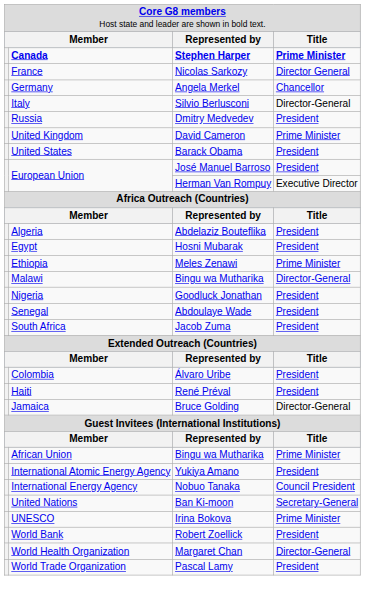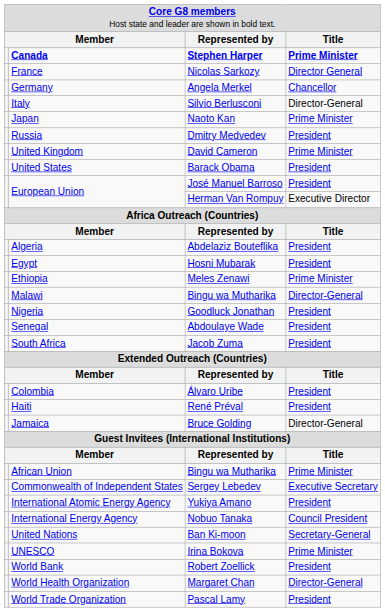+ row: (25, 119)
+ row: (97, 487)
